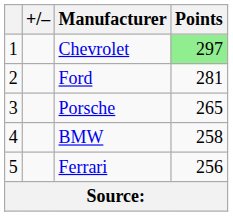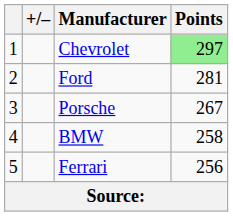(209, 108) 265 -> (209, 108) 267
